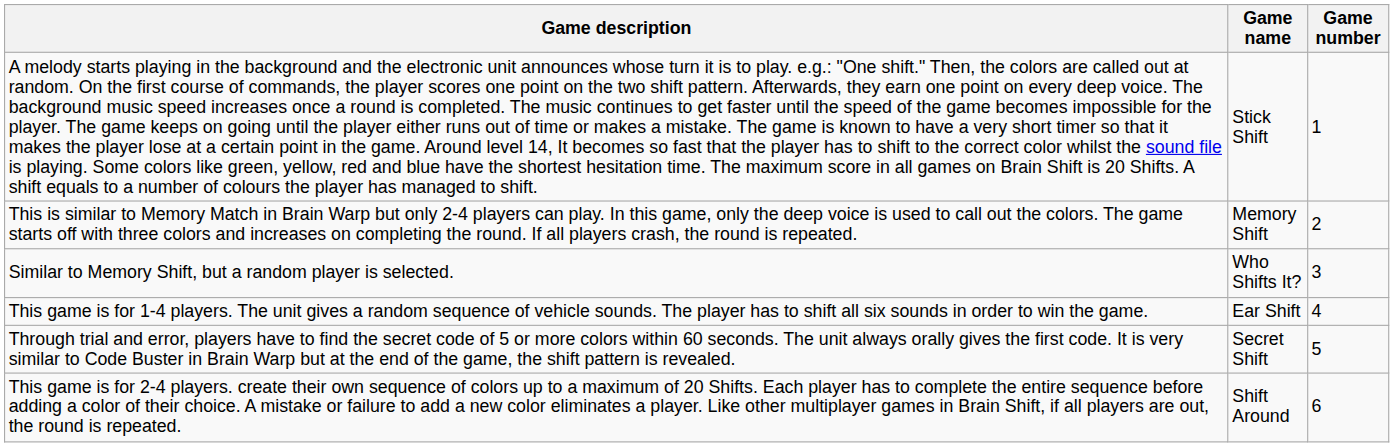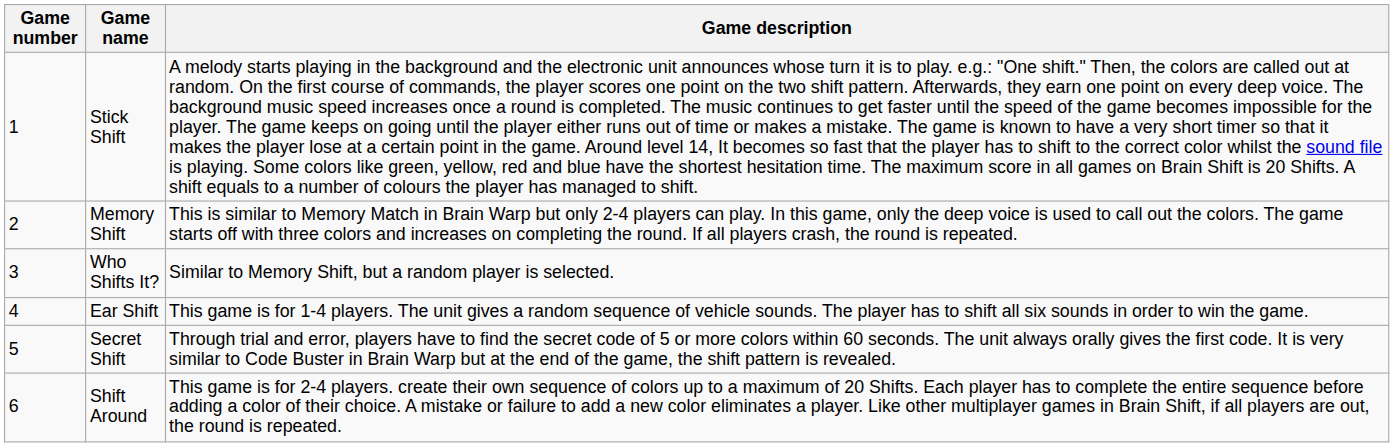columns swapped: (1348, 28) <-> (616, 28)
